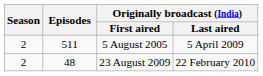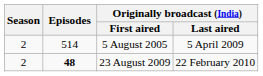(70, 44) 511 -> (70, 44) 514
(70, 62) normal -> (70, 62) bold
